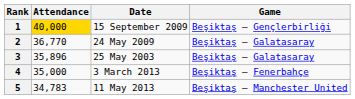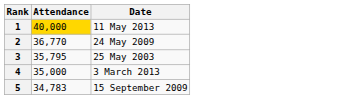- column: (270, 12)
(140, 27) 15 September 2009 -> (124, 27) 11 May 2013
(50, 57) 35,896 -> (50, 57) 35,795
(124, 87) 11 May 2013 -> (140, 87) 15 September 2009
